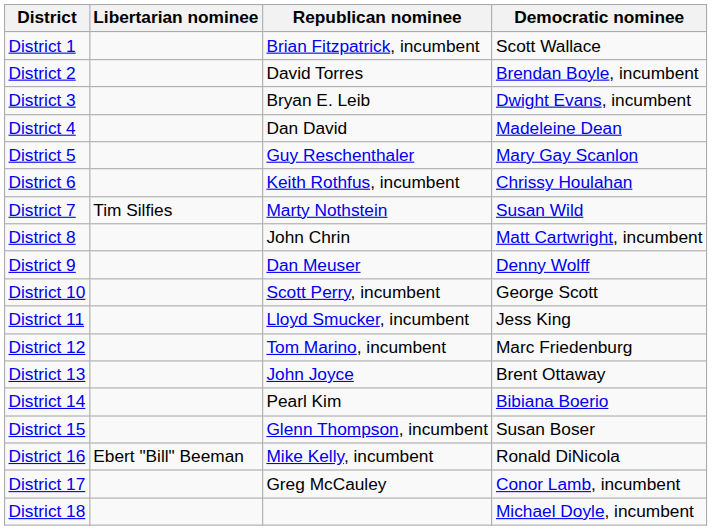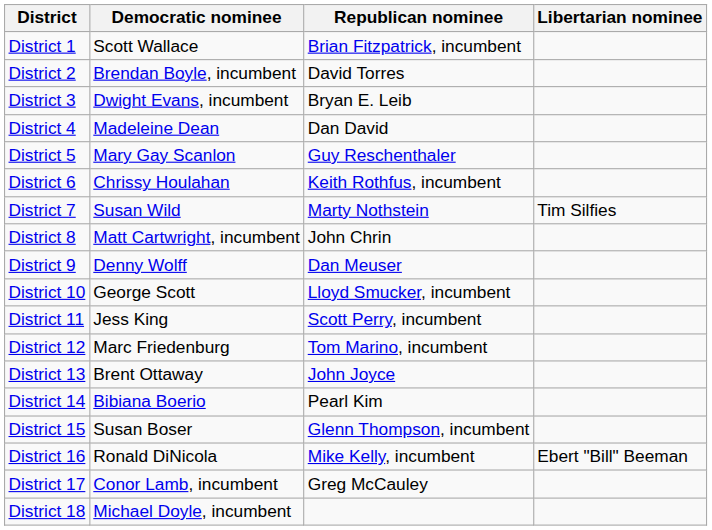columns swapped: (599, 18) <-> (176, 18)
(353, 292) Scott Perry, incumbent -> (409, 292) Lloyd Smucker, incumbent
(368, 319) Lloyd Smucker, incumbent -> (395, 319) Scott Perry, incumbent
